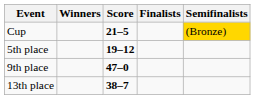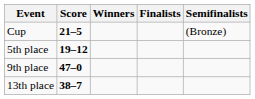columns swapped: (80, 13) <-> (120, 13)
(206, 31) gold background -> (206, 31) no background
